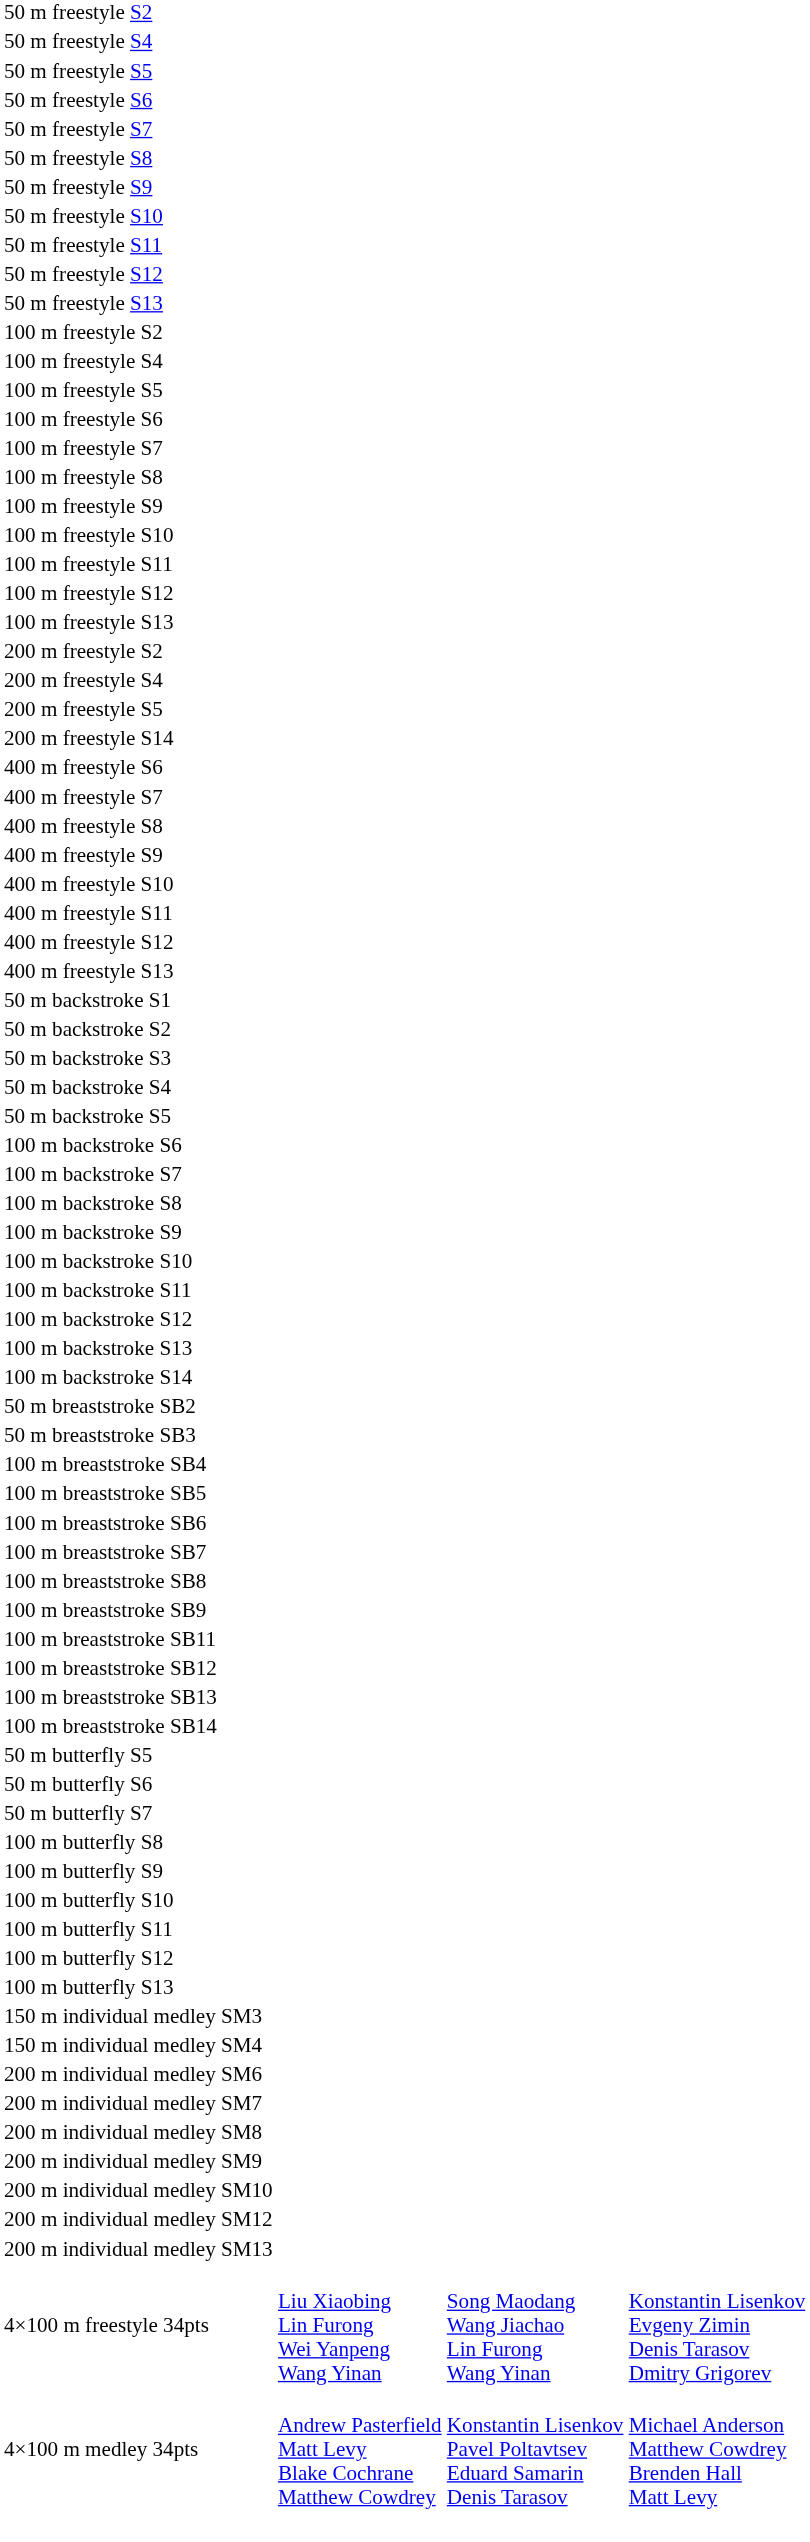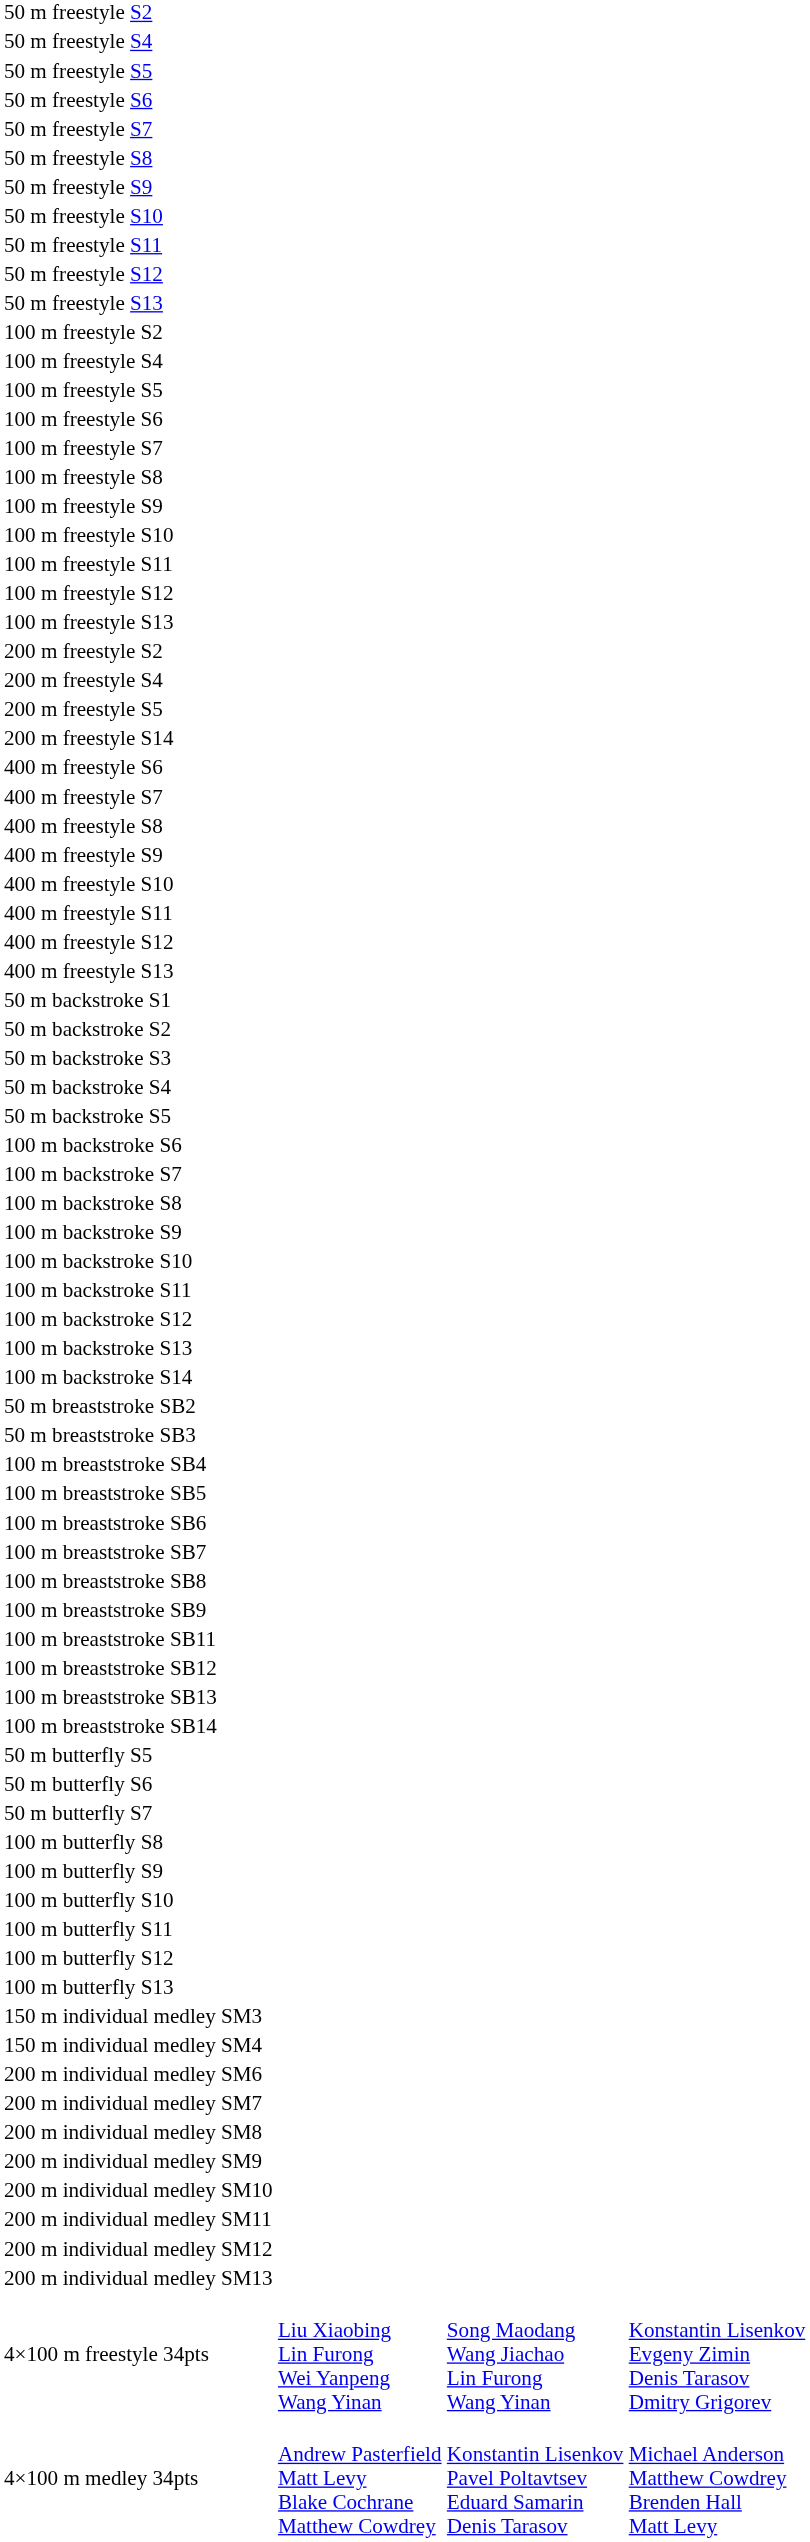+ row: (138, 2219)
